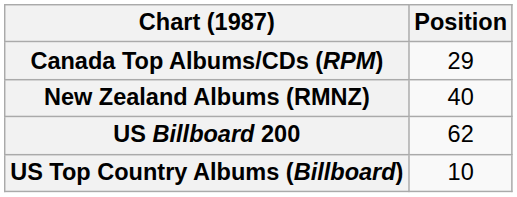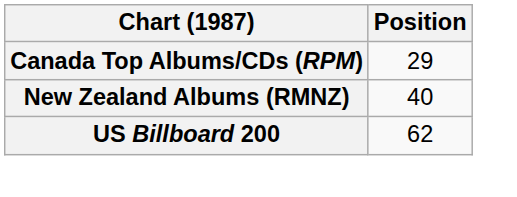- row: (207, 172)
